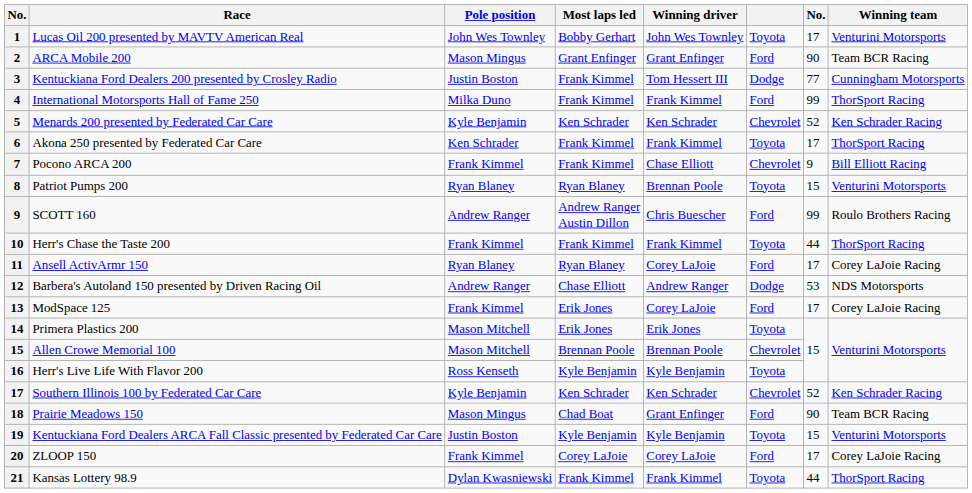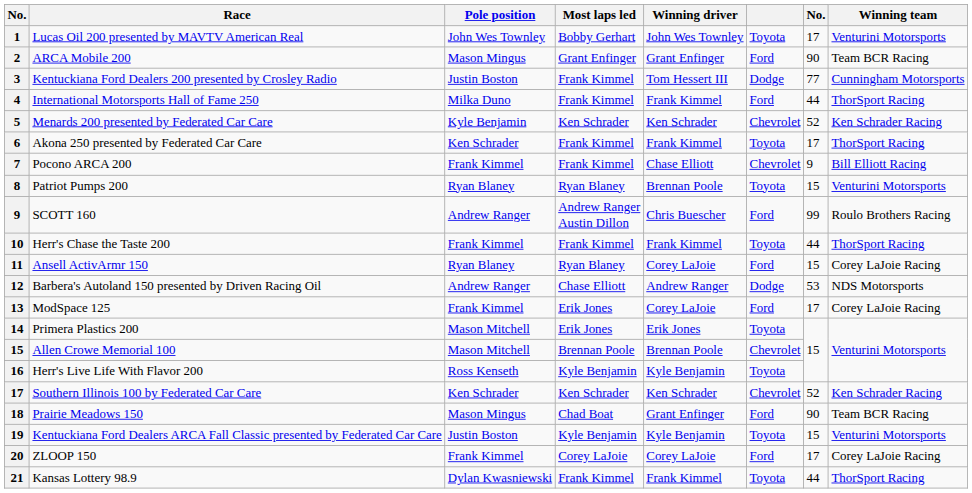(813, 100) 99 -> (813, 100) 44
(813, 264) 17 -> (813, 264) 15
(487, 392) Kyle Benjamin -> (483, 392) Ken Schrader
